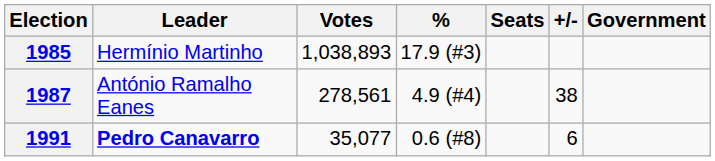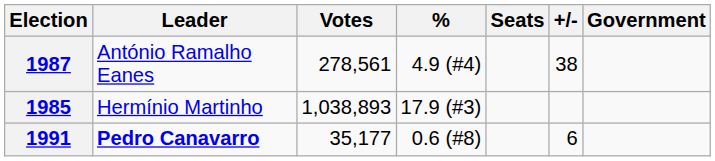rows swapped: (48, 52) <-> (48, 95)
(360, 139) 35,077 -> (360, 139) 35,177
